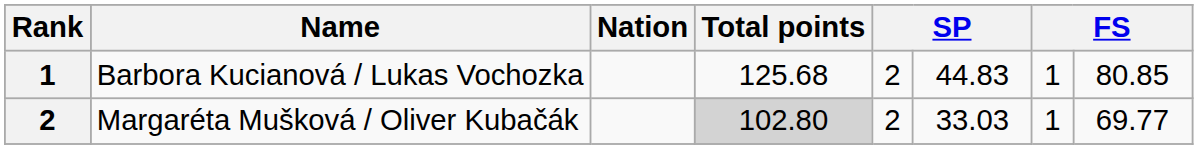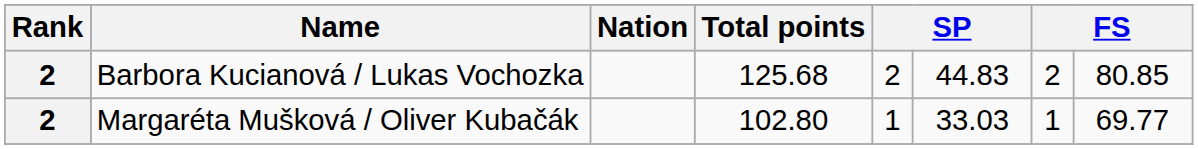(47, 74) 1 -> (47, 74) 2
(1052, 74) 1 -> (1052, 74) 2
(783, 120) lightgrey background -> (783, 120) no background
(892, 120) 2 -> (892, 120) 1
